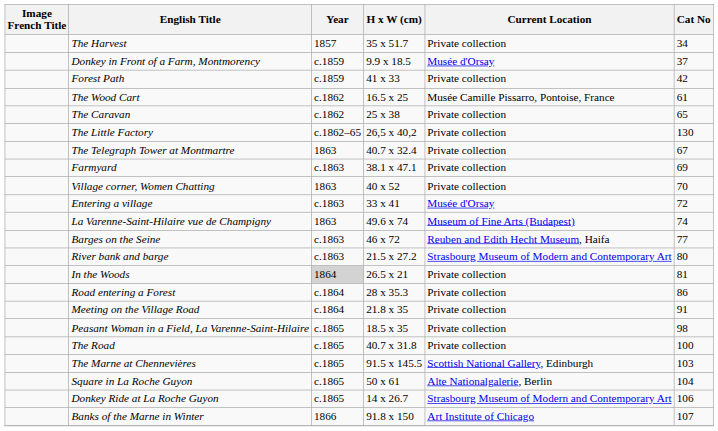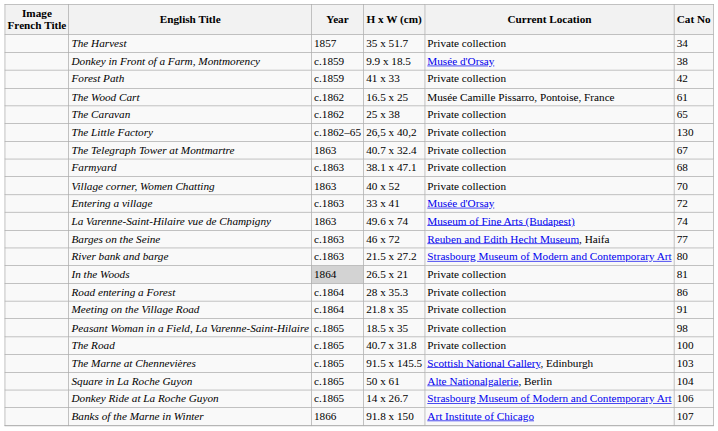(682, 61) 37 -> (682, 61) 38
(682, 168) 69 -> (682, 168) 68
